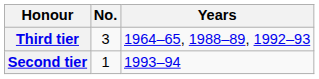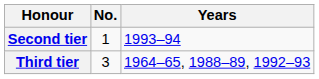rows swapped: (47, 62) <-> (47, 39)
